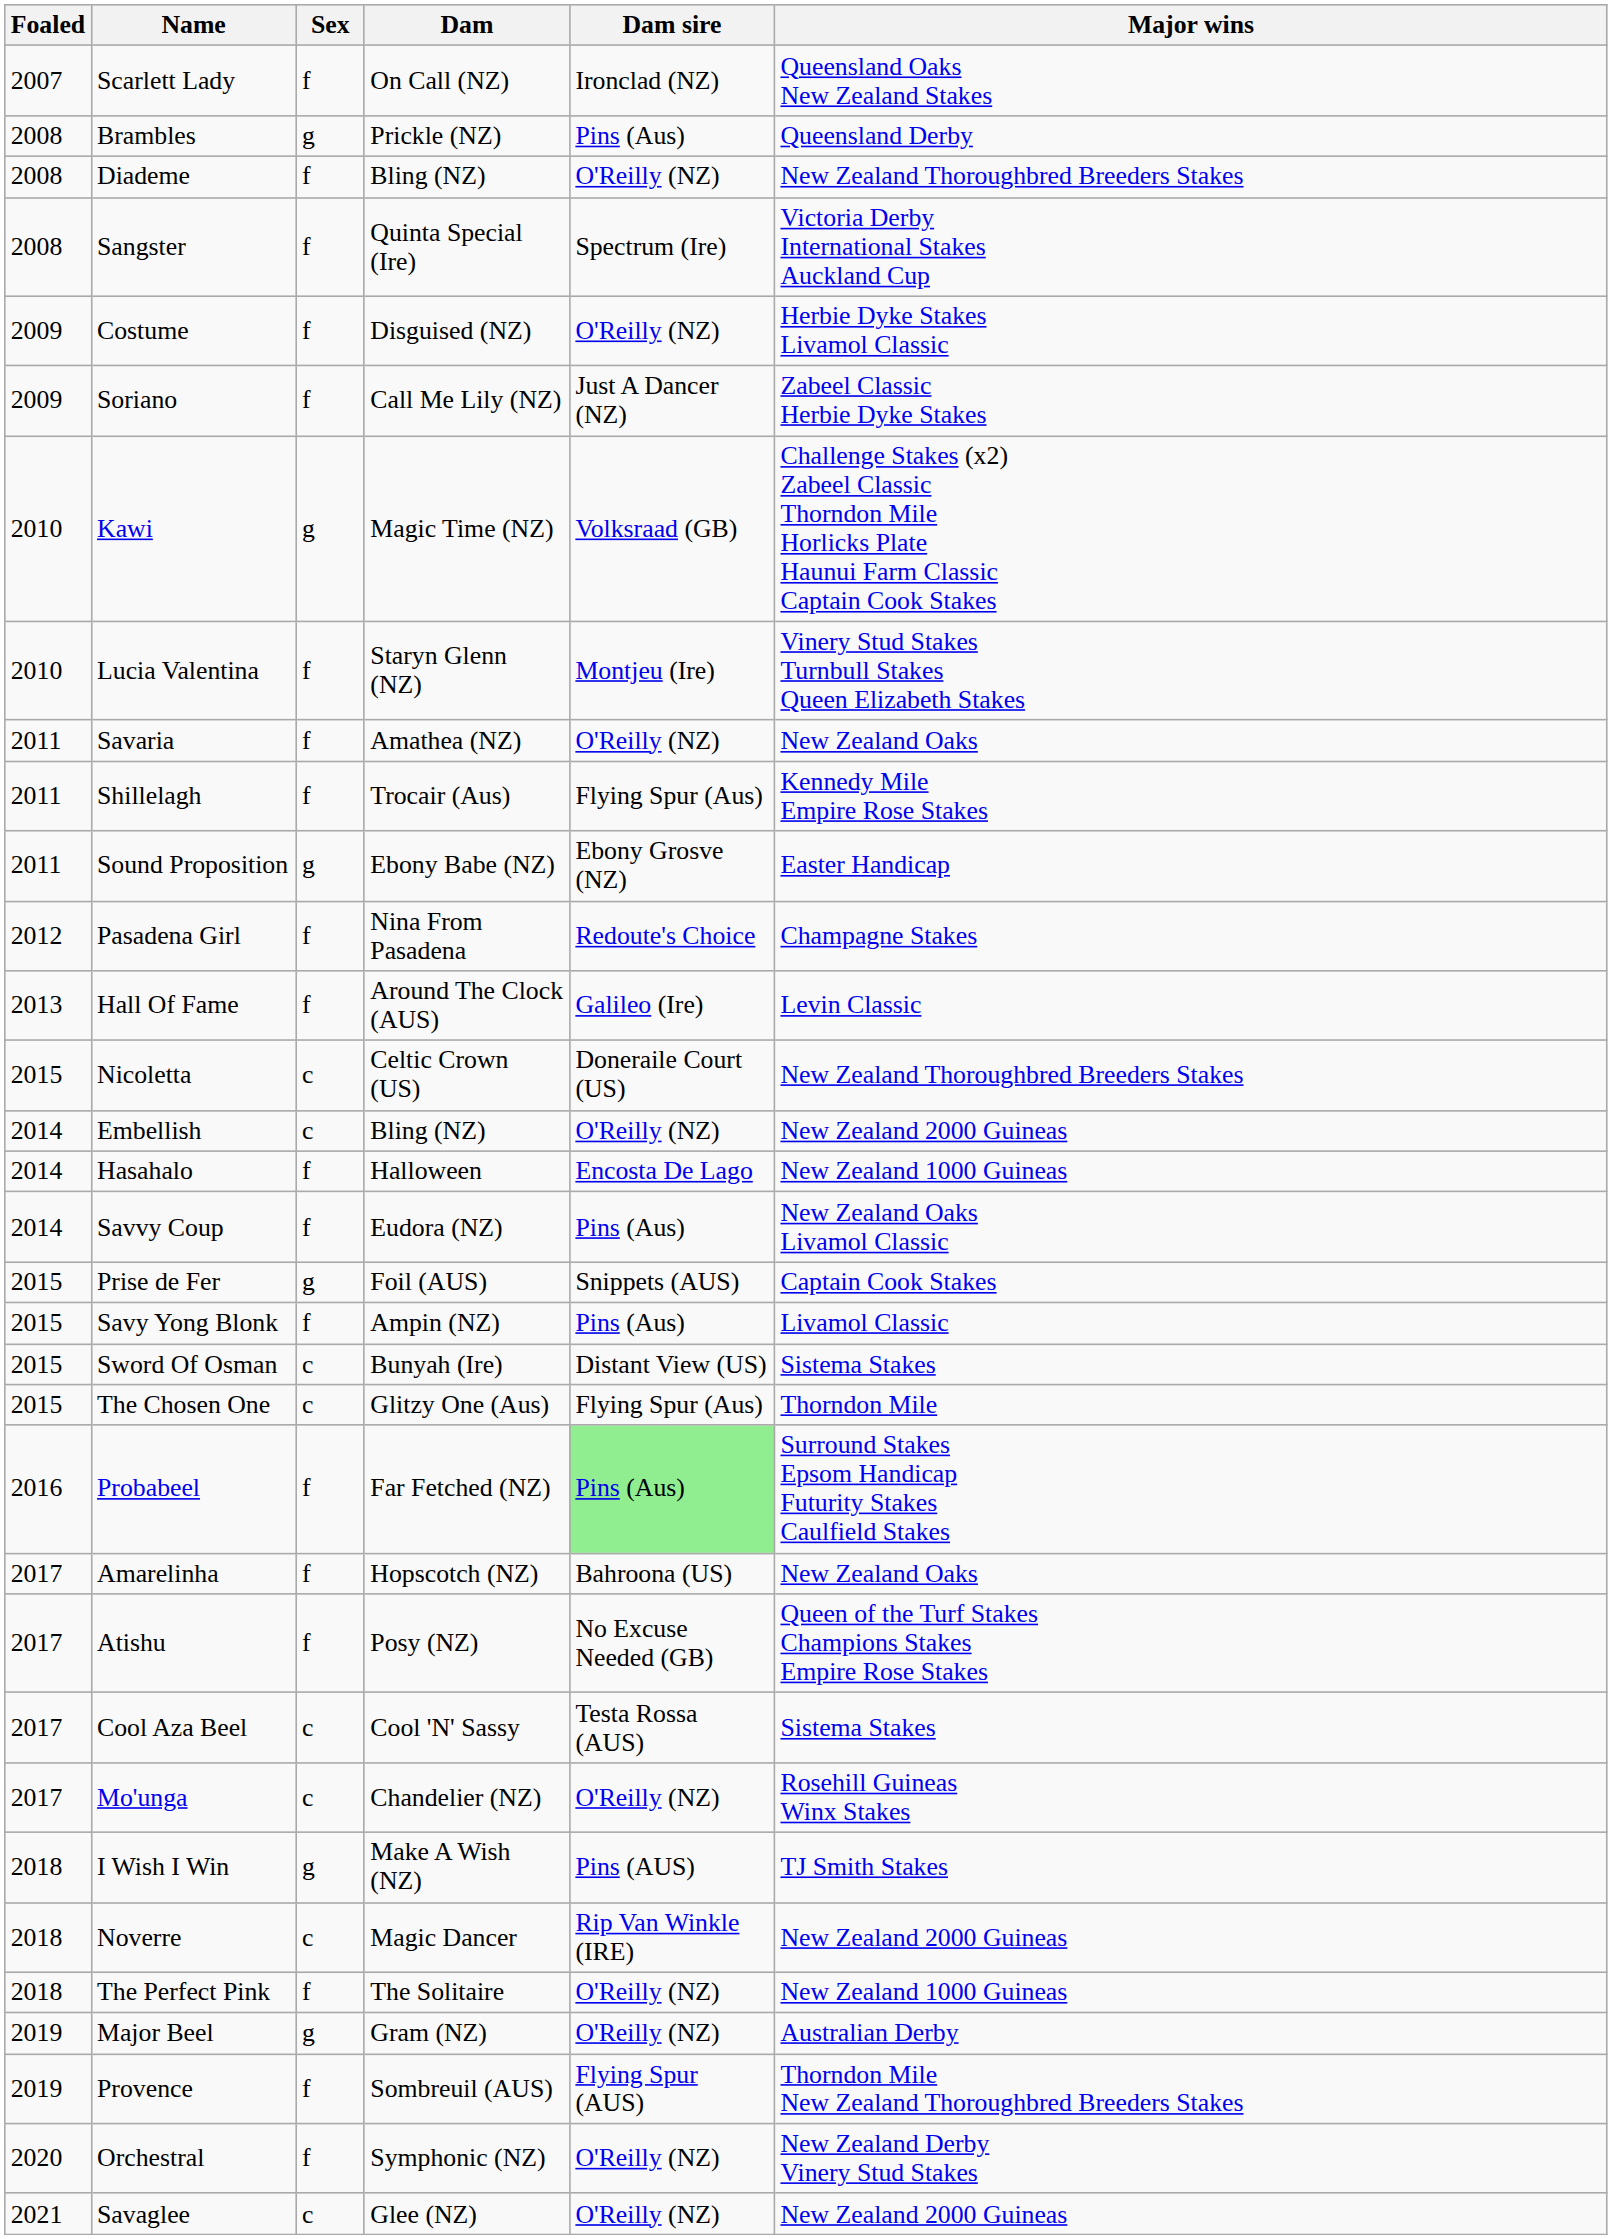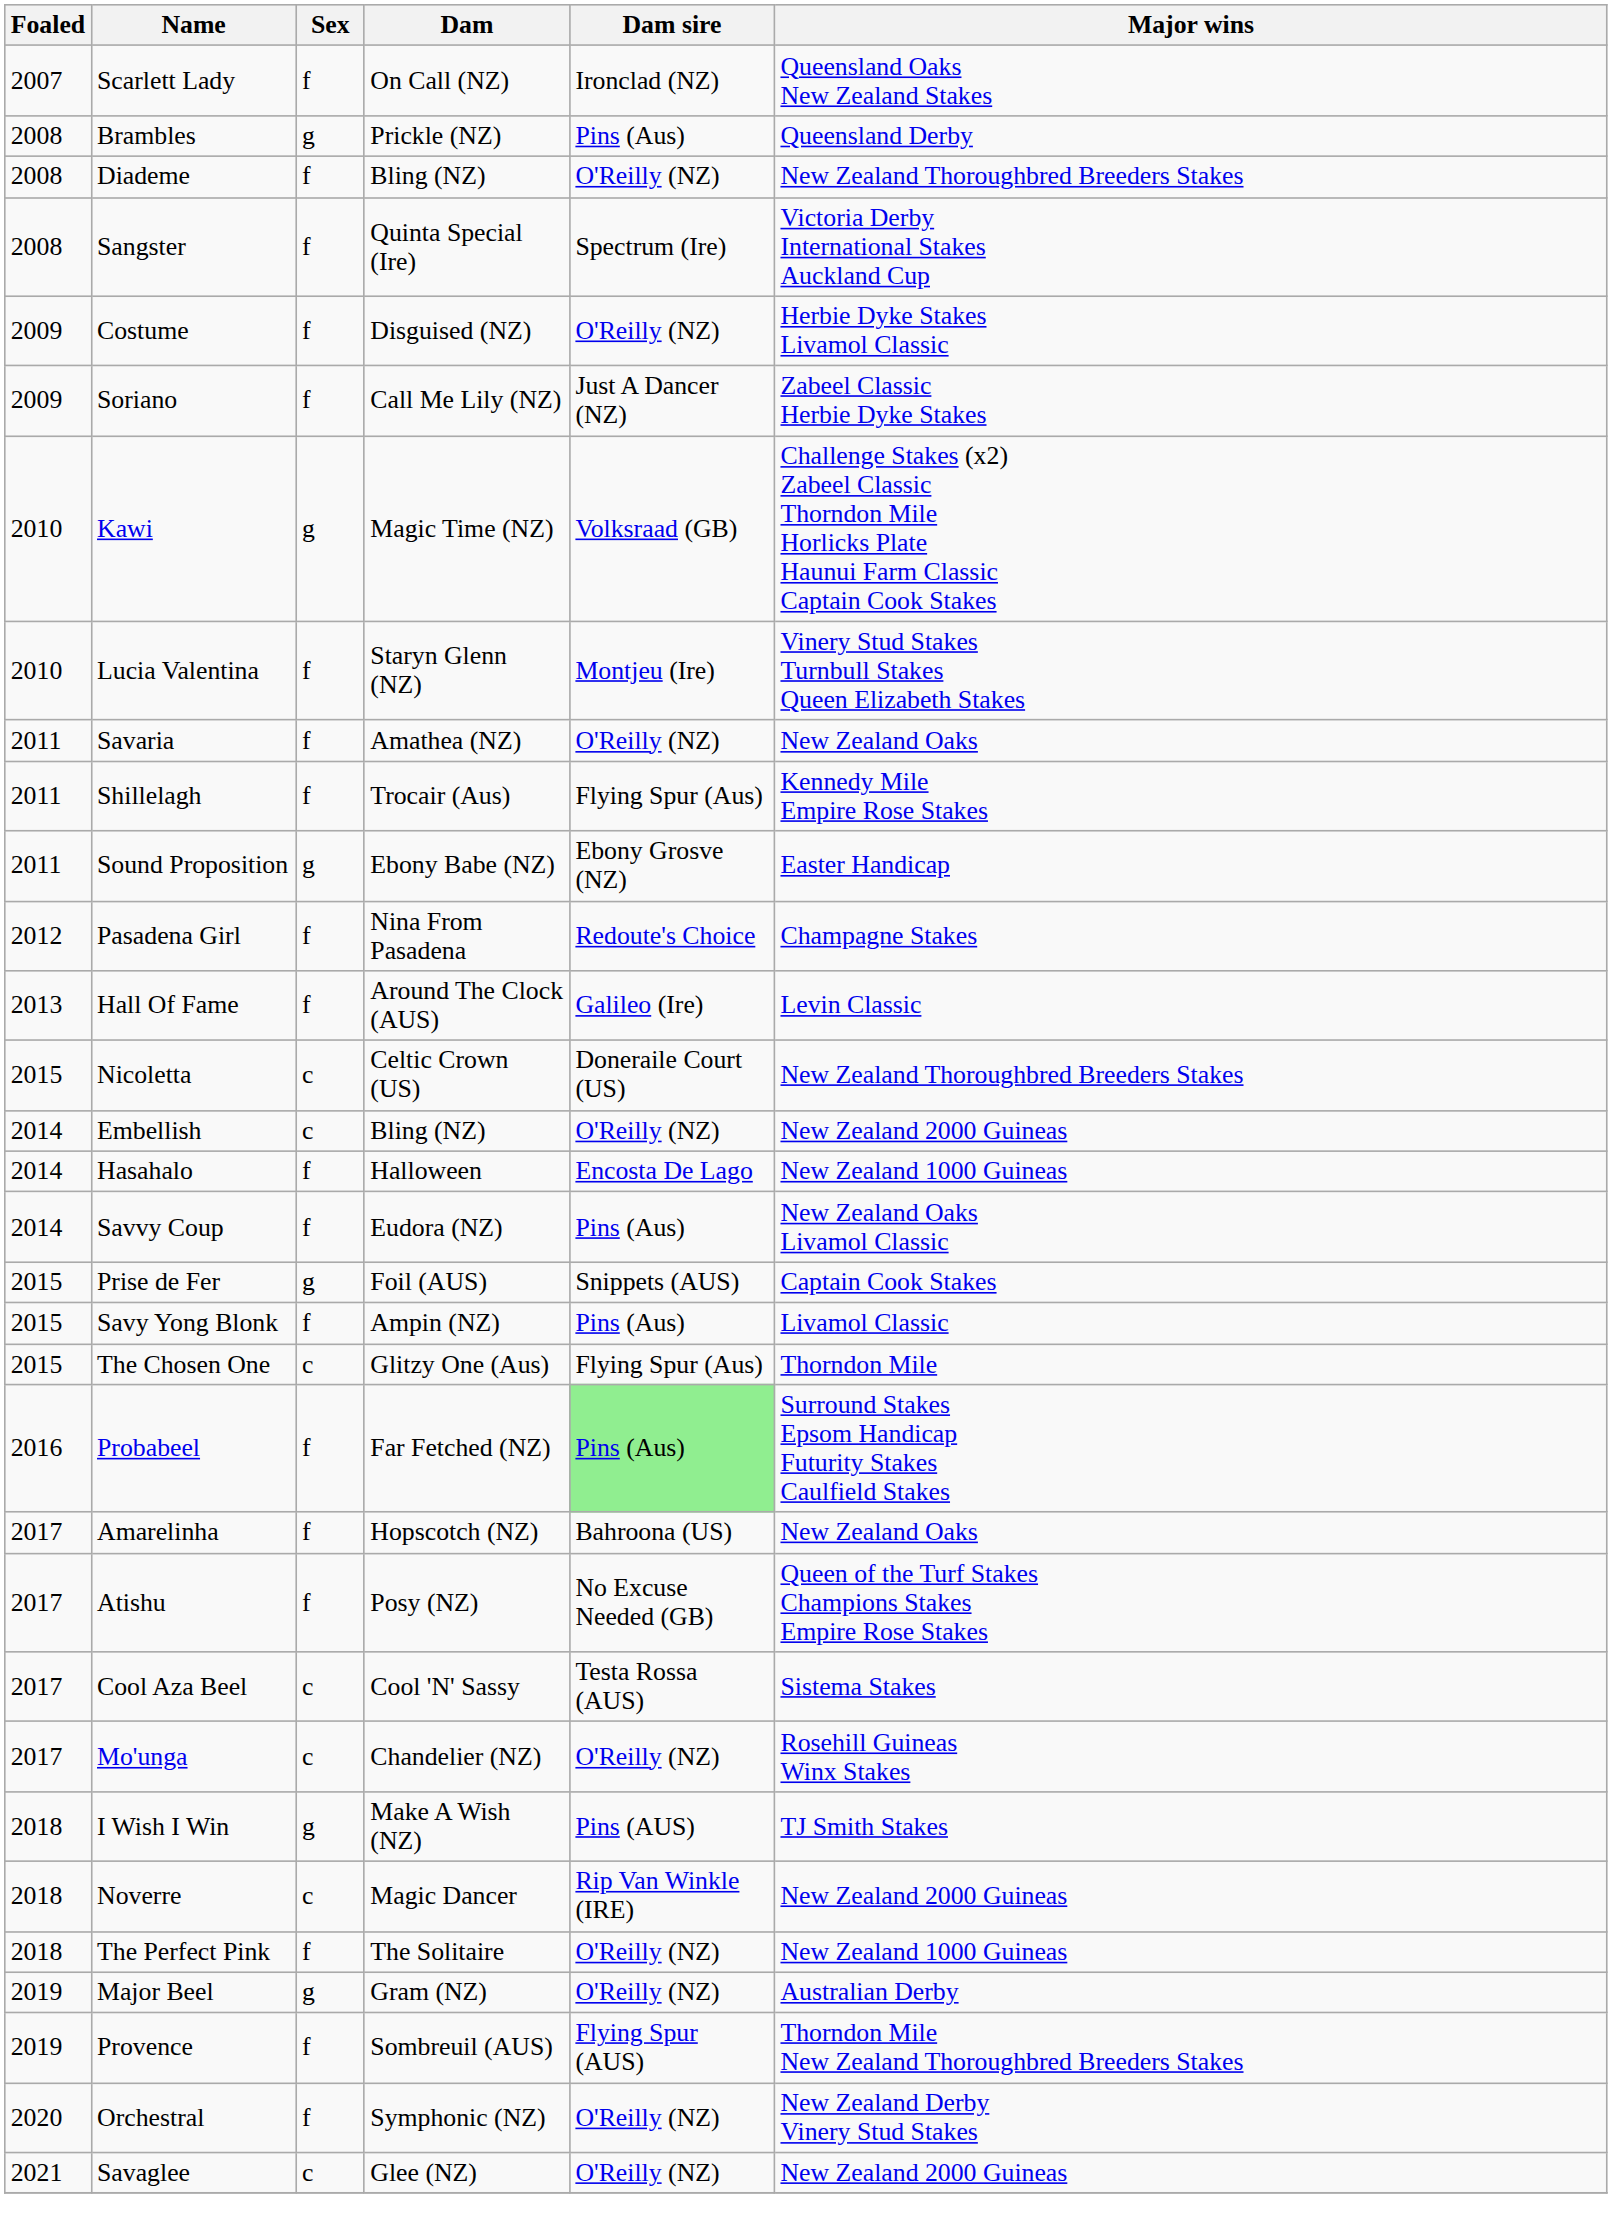- row: (187, 1363)
